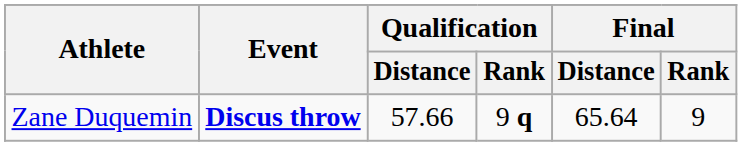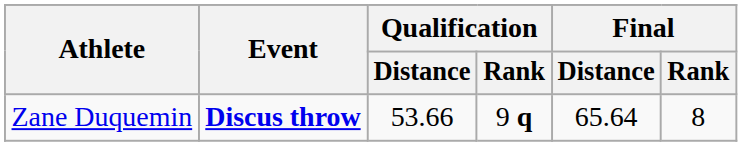(422, 117) 57.66 -> (422, 117) 53.66
(698, 117) 9 -> (698, 117) 8
